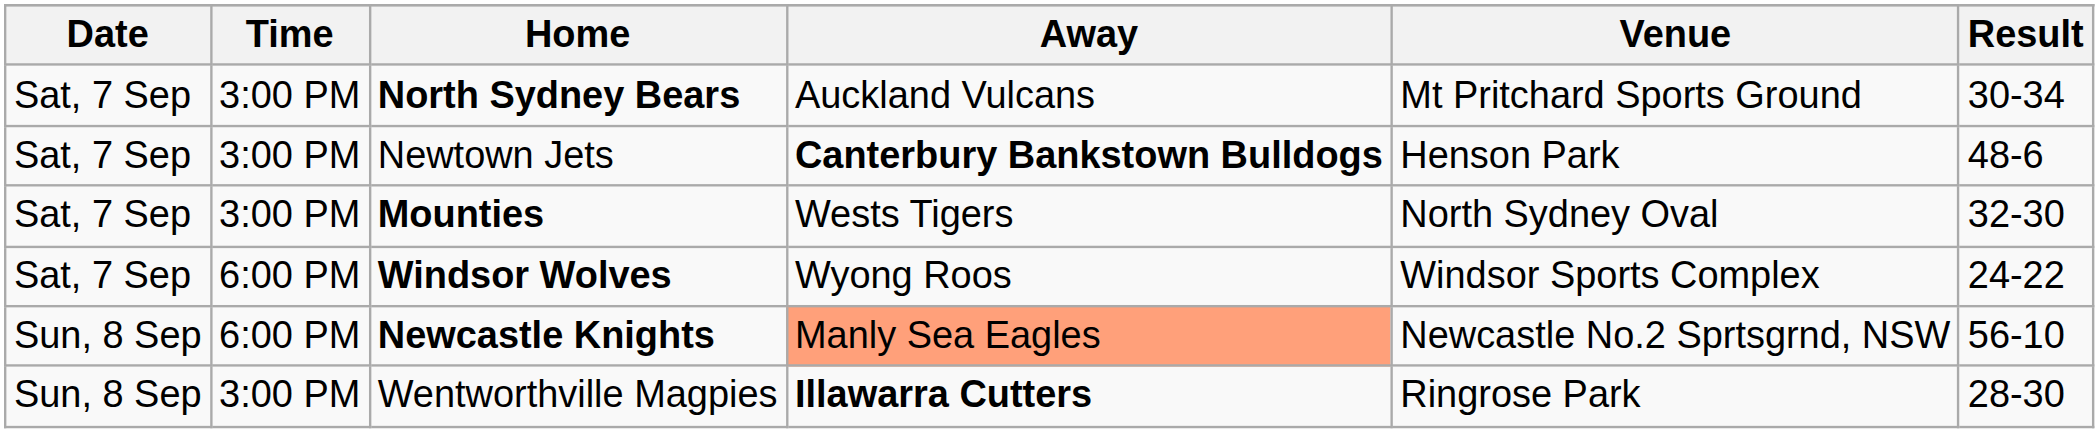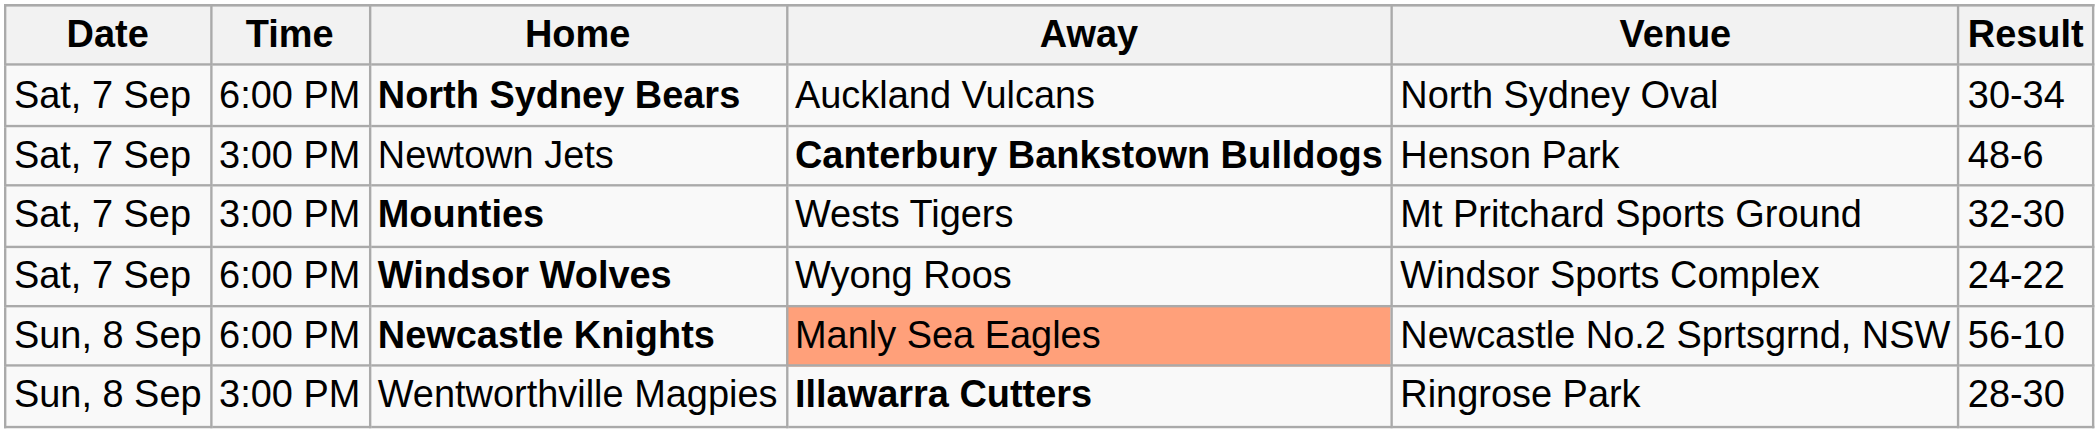(290, 94) 3:00 PM -> (290, 94) 6:00 PM
(1631, 94) Mt Pritchard Sports Ground -> (1559, 94) North Sydney Oval
(1559, 214) North Sydney Oval -> (1631, 214) Mt Pritchard Sports Ground
